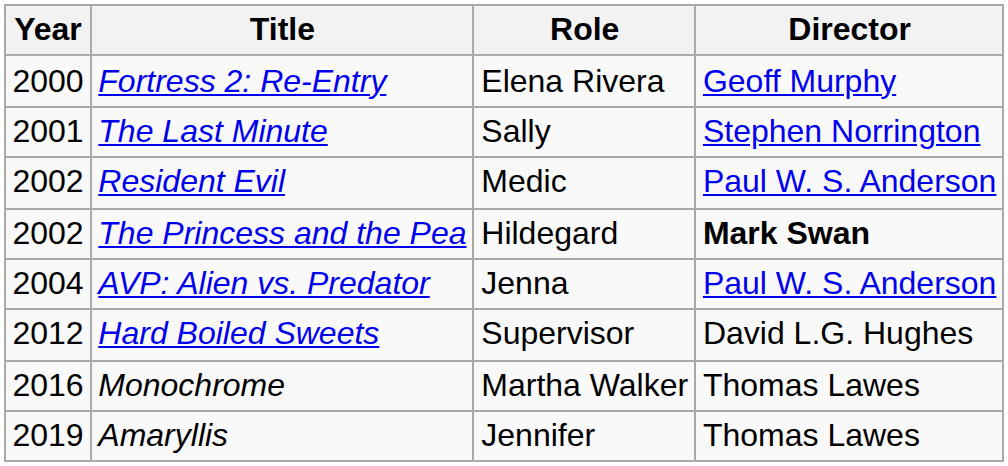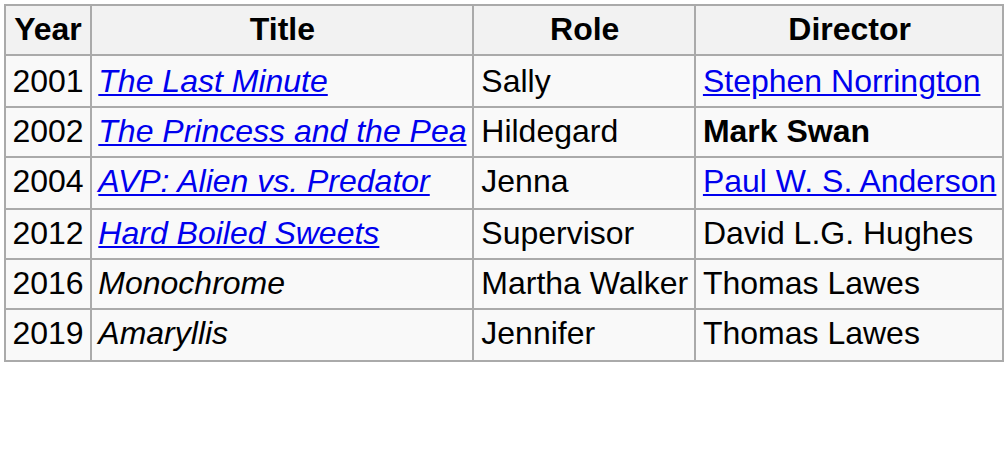- row: (242, 80)
- row: (192, 182)
